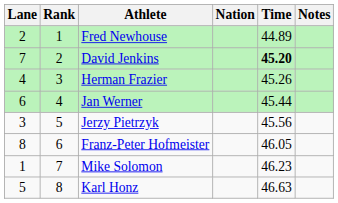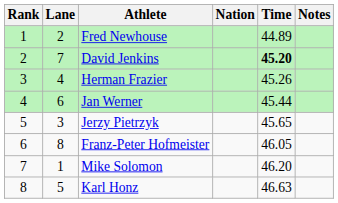columns swapped: (59, 15) <-> (22, 15)
(276, 123) 45.56 -> (276, 123) 45.65
(276, 166) 46.23 -> (276, 166) 46.20
